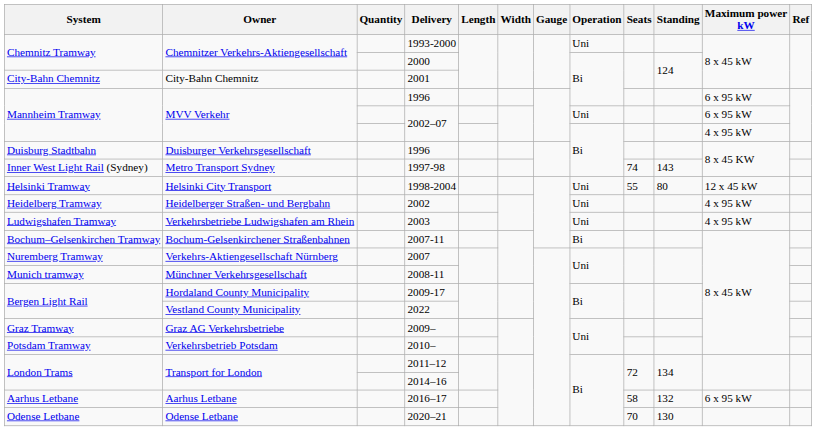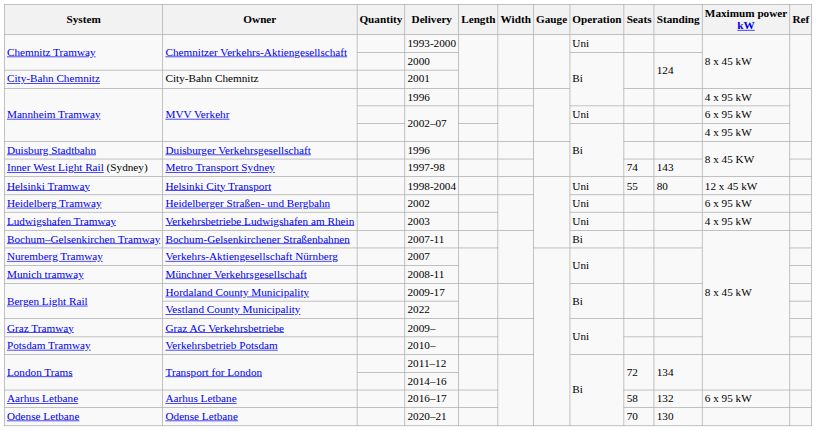(728, 97) 6 x 95 kW -> (728, 97) 4 x 95 kW
(728, 203) 4 x 95 kW -> (728, 203) 6 x 95 kW
